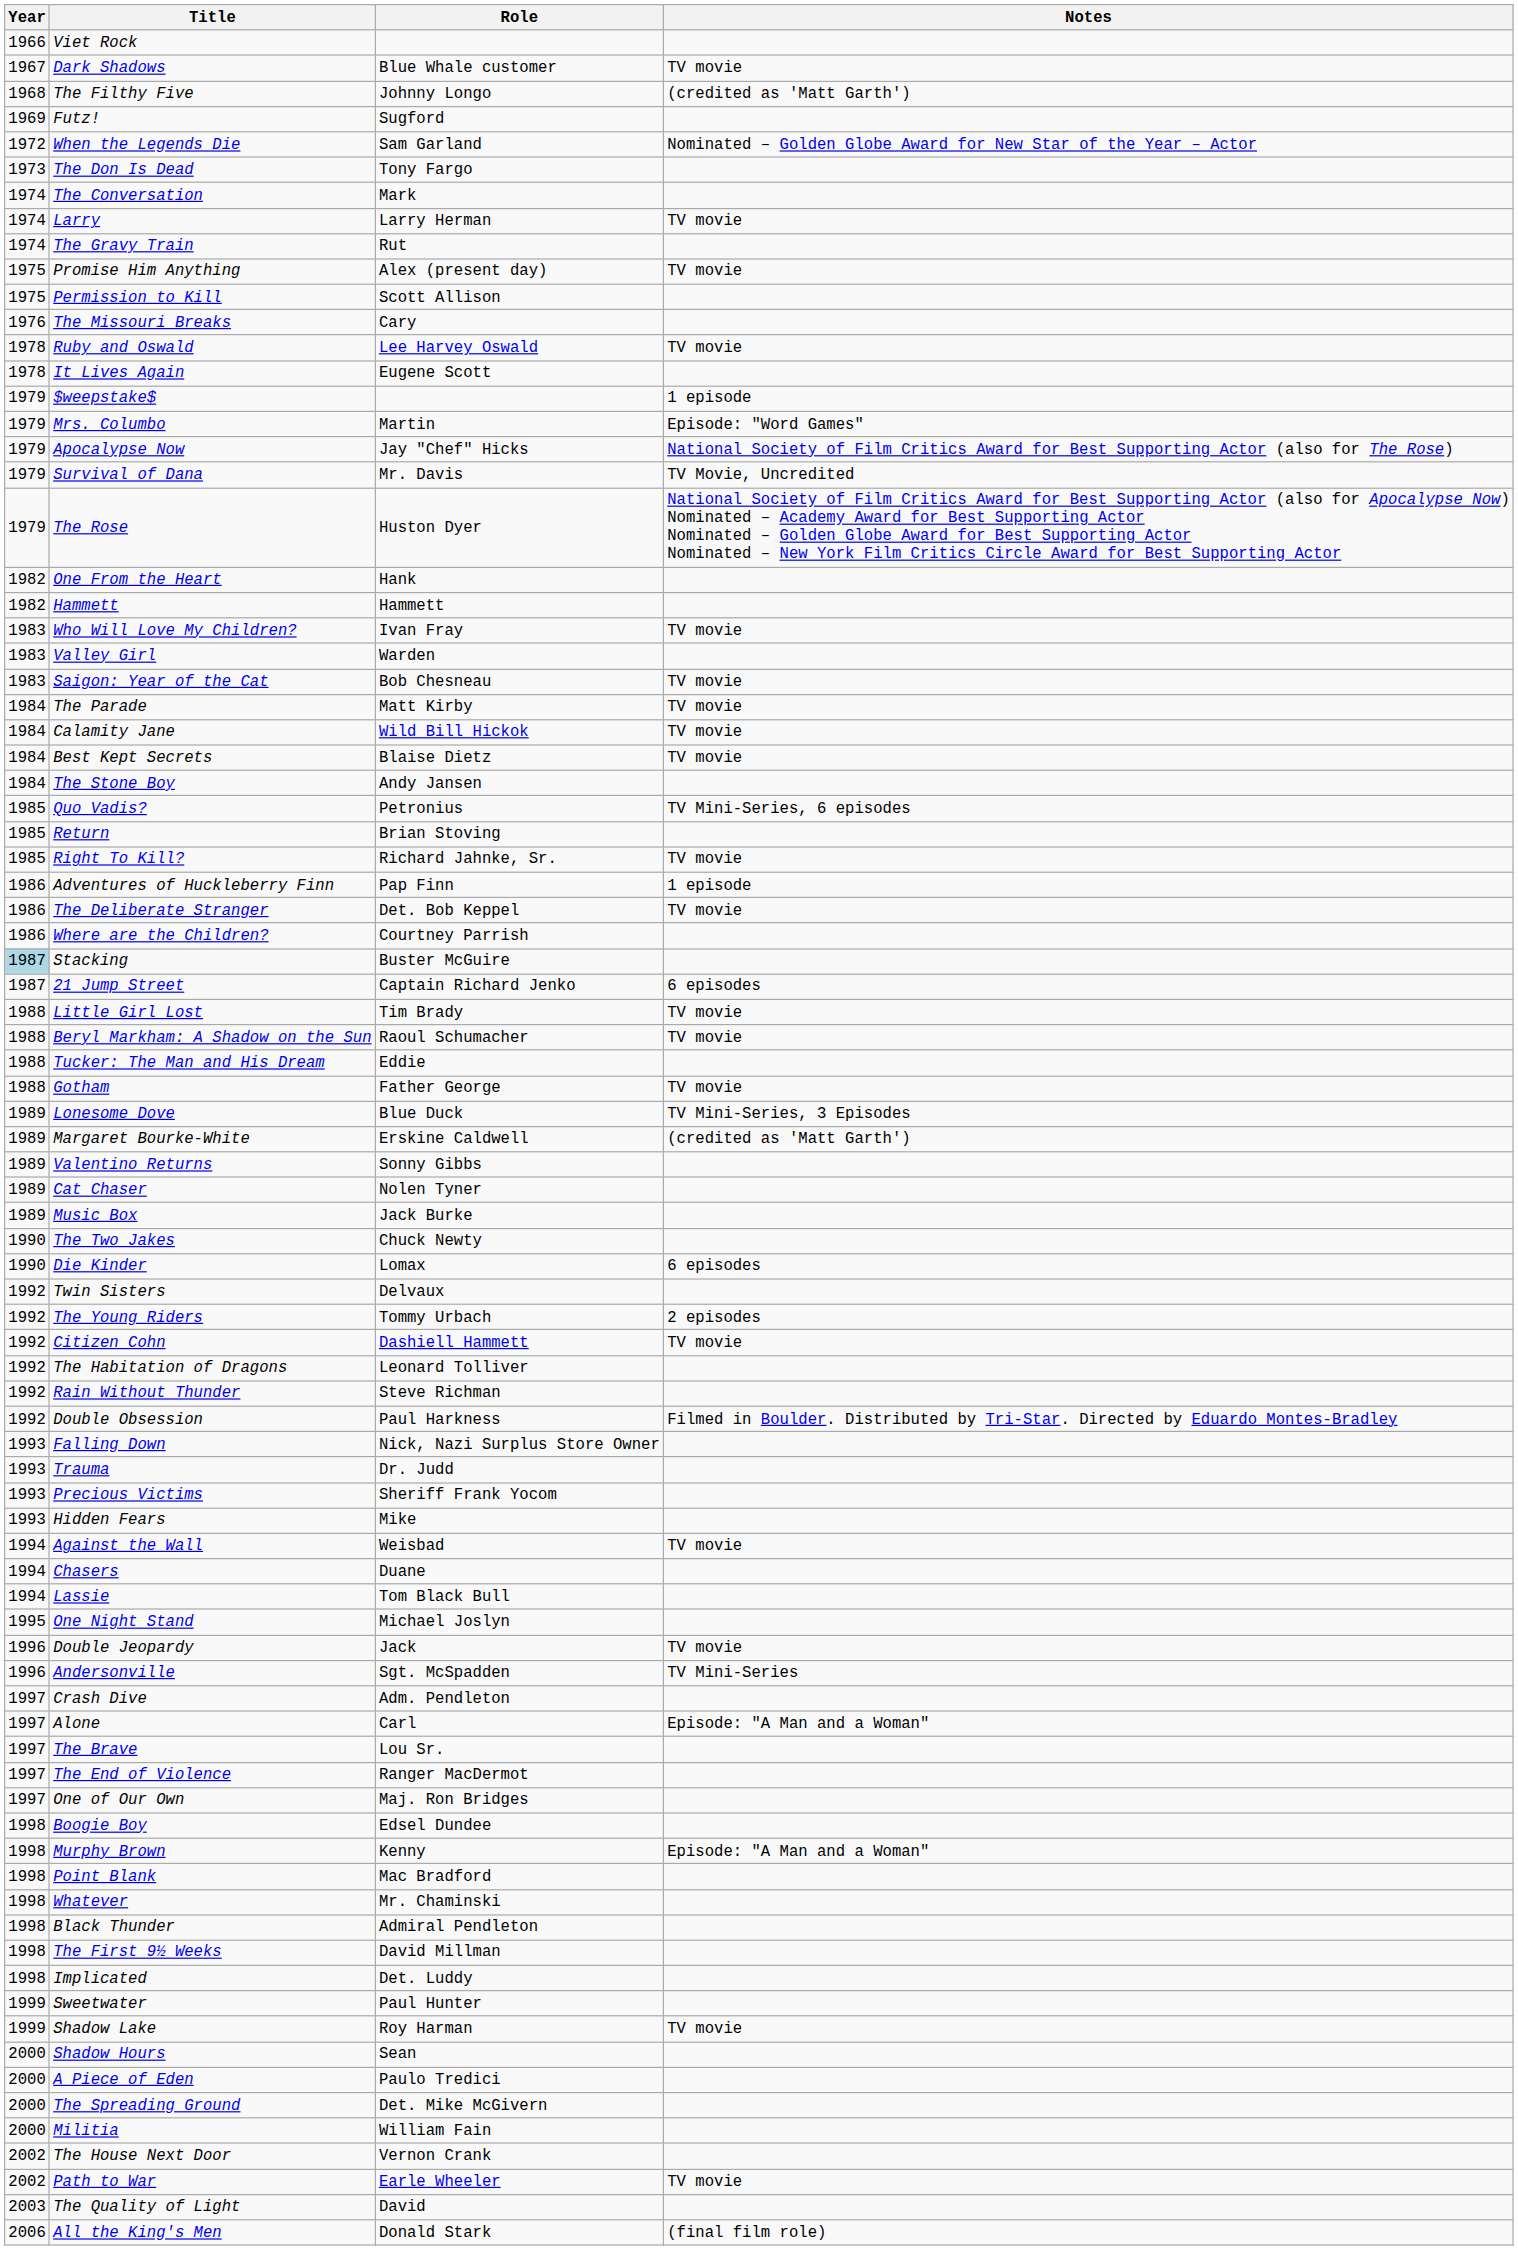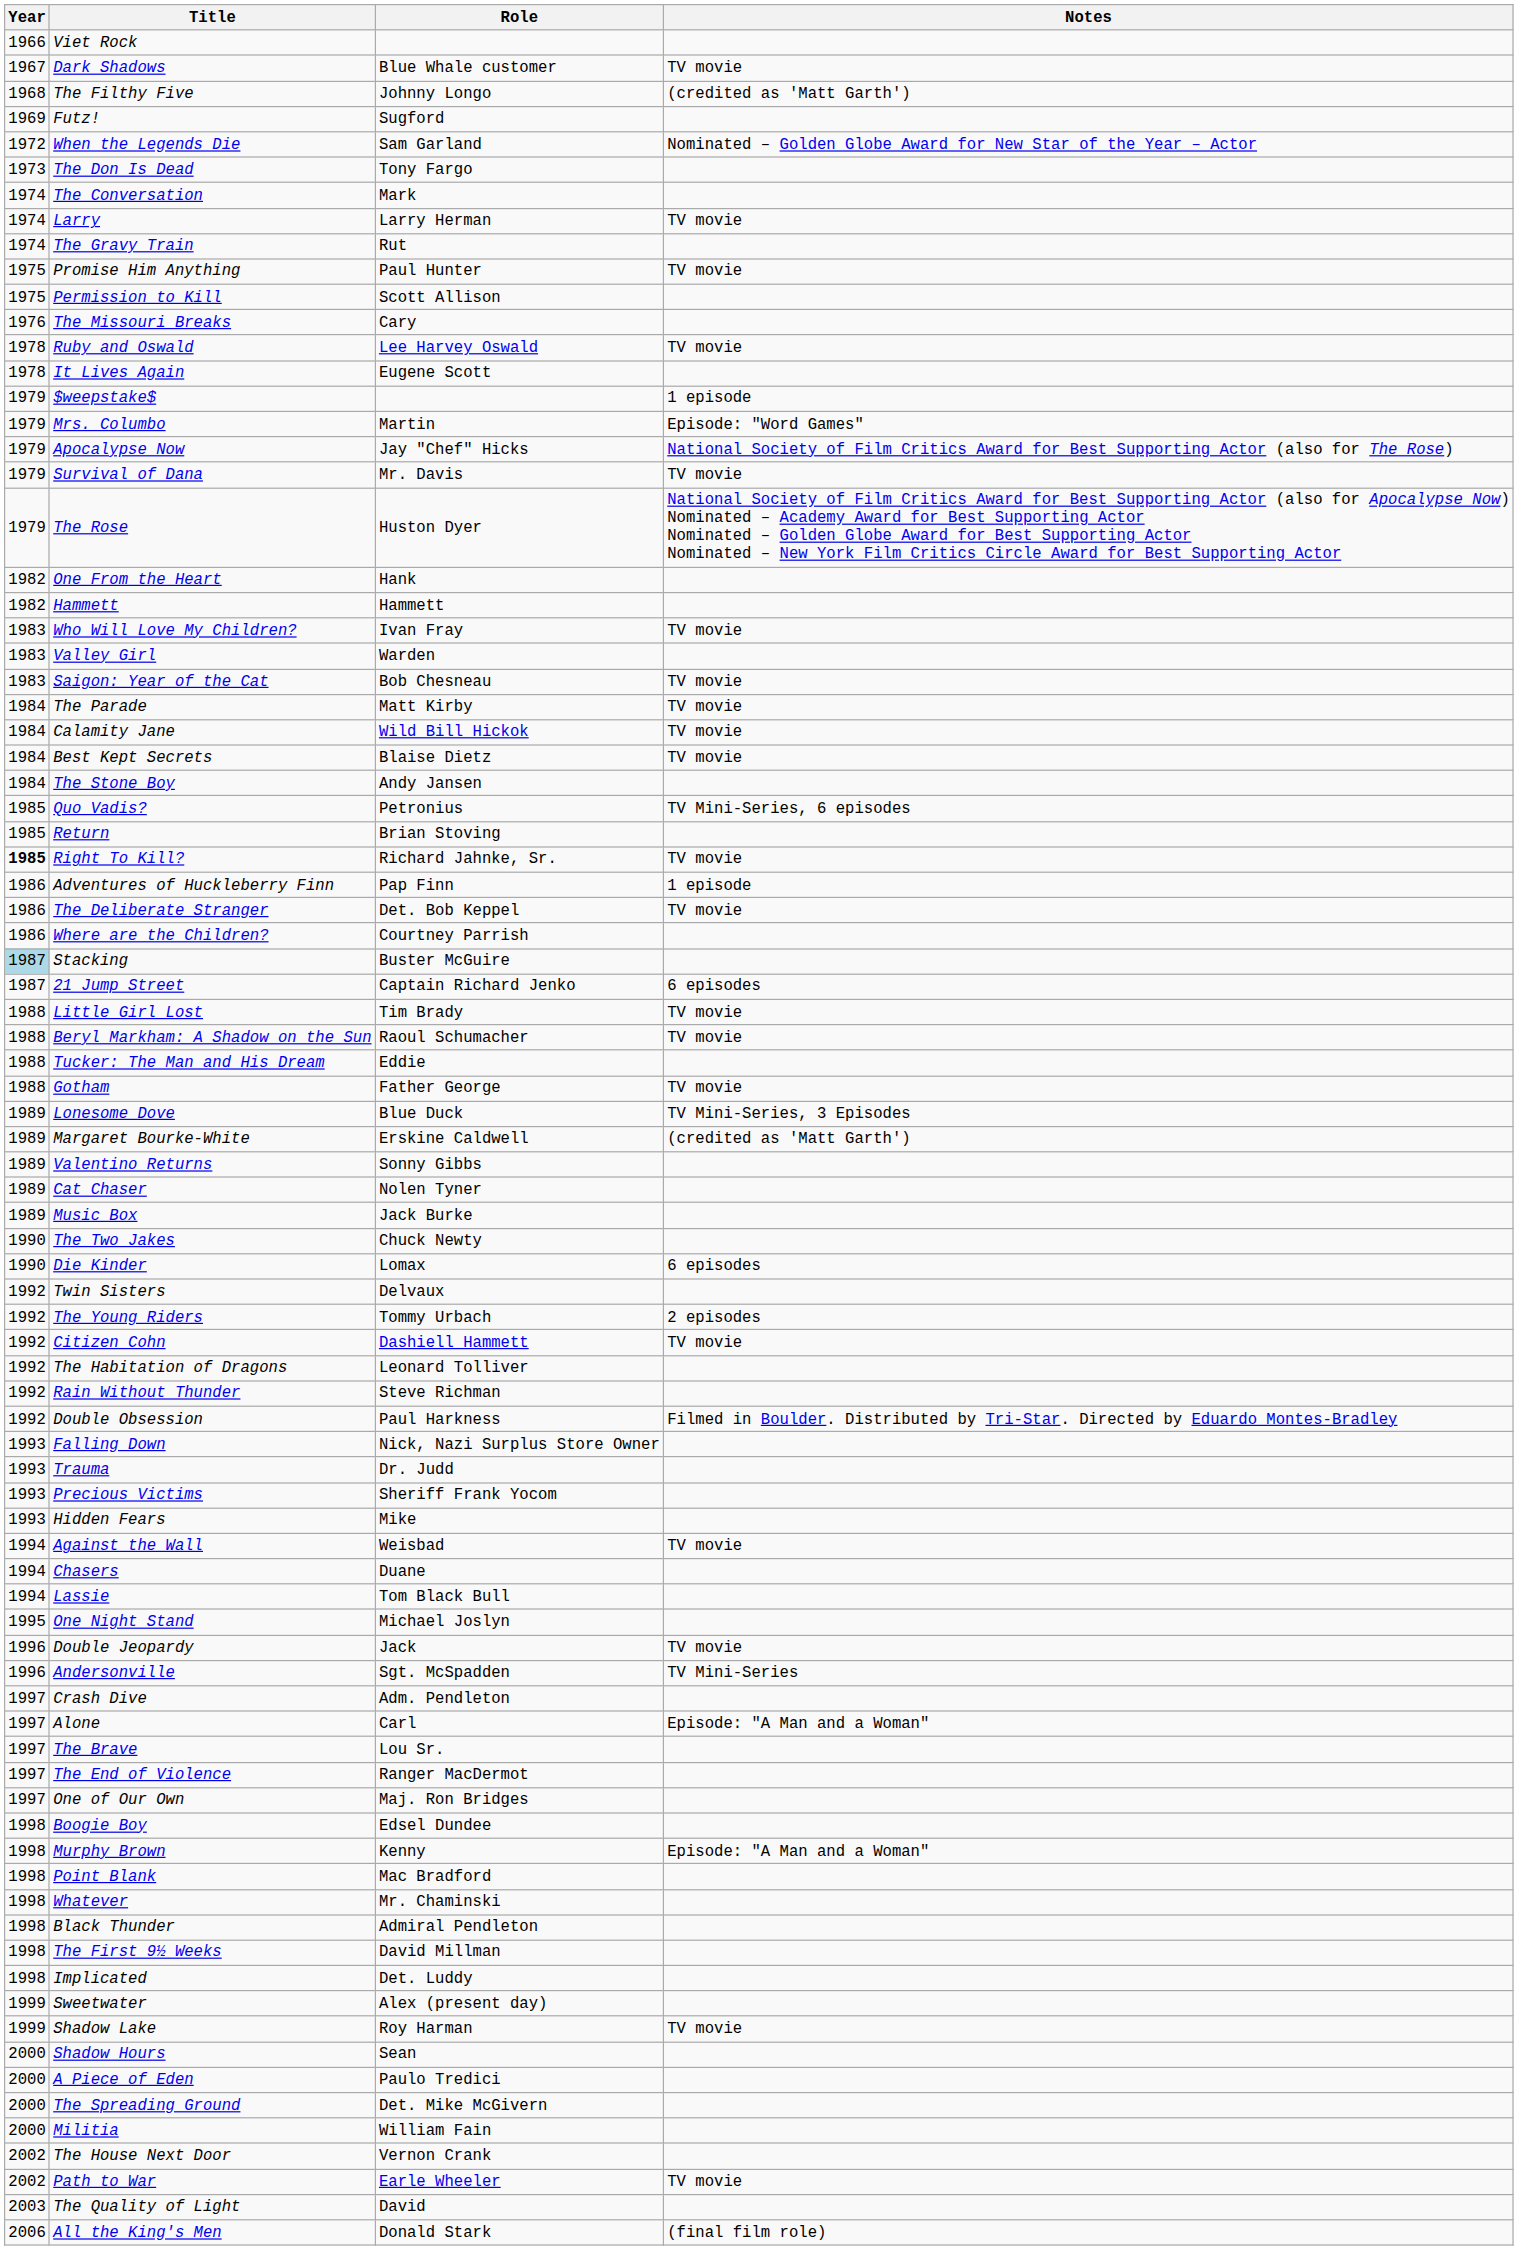(463, 272) Alex (present day) -> (430, 272) Paul Hunter
(761, 475) TV Movie, Uncredited -> (705, 475) TV movie
(27, 859) normal -> (27, 859) bold
(430, 2004) Paul Hunter -> (463, 2004) Alex (present day)
